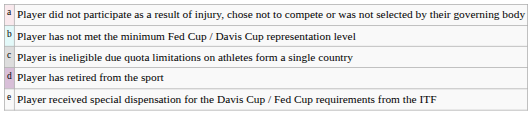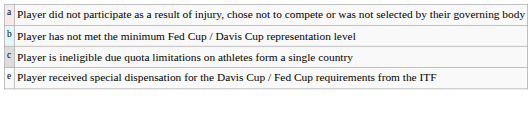- row: (90, 78)
